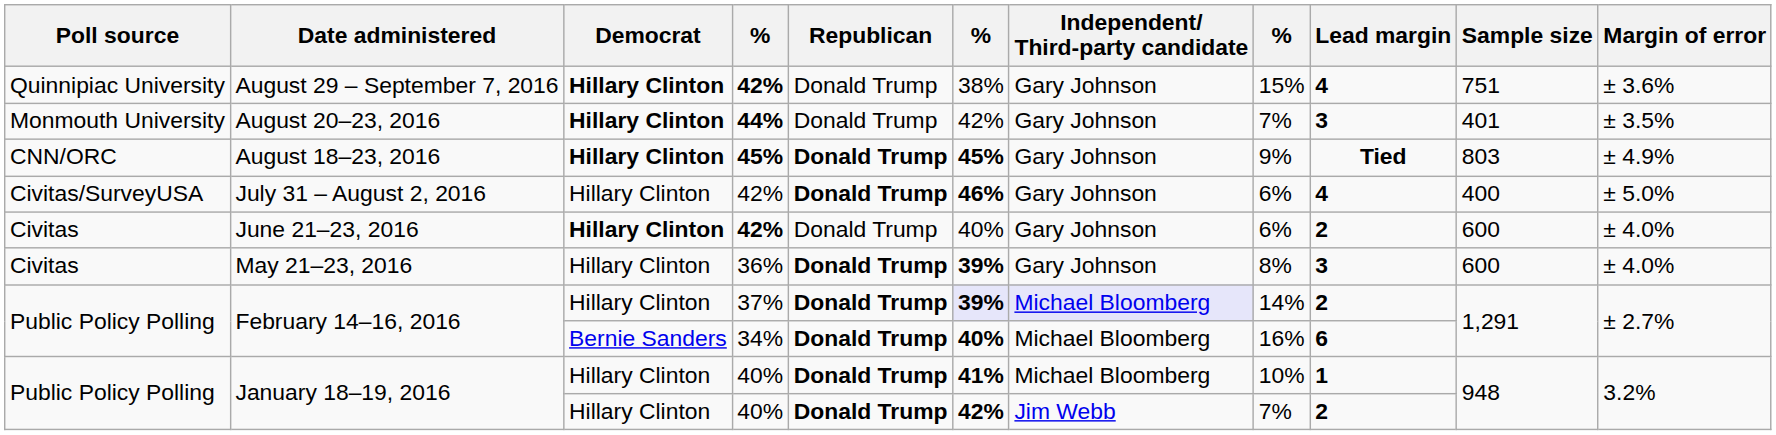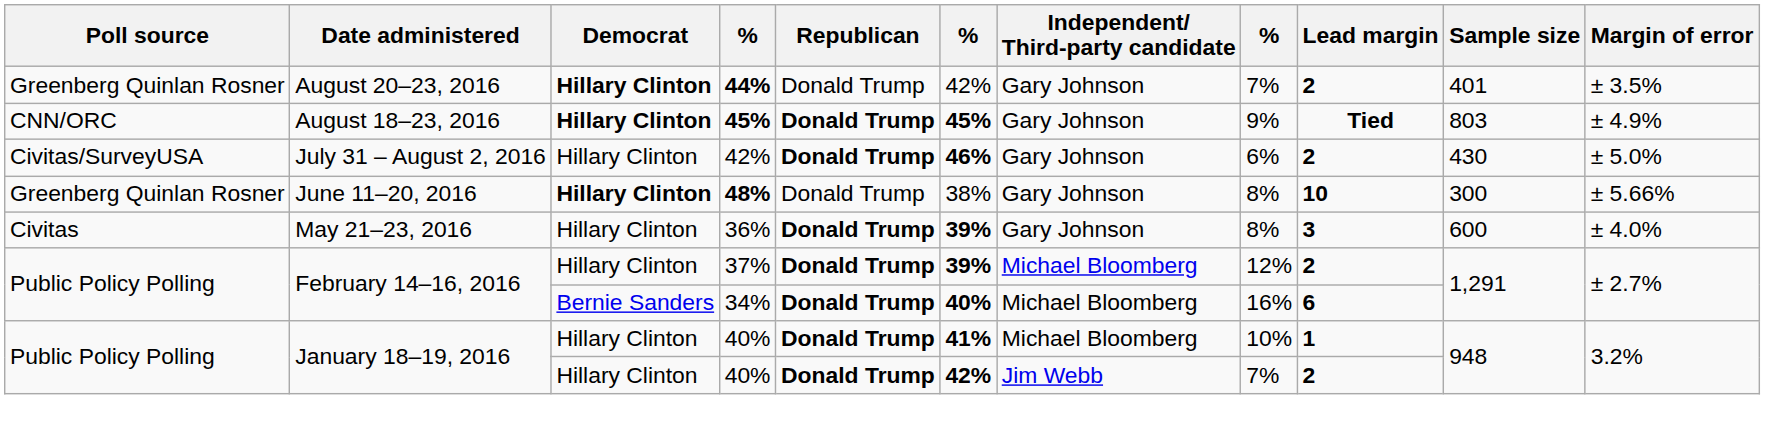- row: (397, 84)
(117, 120) Monmouth University -> (147, 84) Greenberg Quinlan Rosner
(1322, 120) 3 -> (1309, 84) 2
(1322, 193) 4 -> (1309, 157) 2
(1481, 193) 400 -> (1468, 157) 430
- row: (327, 229)
+ row: (386, 193)
(981, 302) lavender background -> (968, 266) no background
(1112, 302) lavender background -> (1100, 266) no background
(1282, 302) 14% -> (1269, 266) 12%
